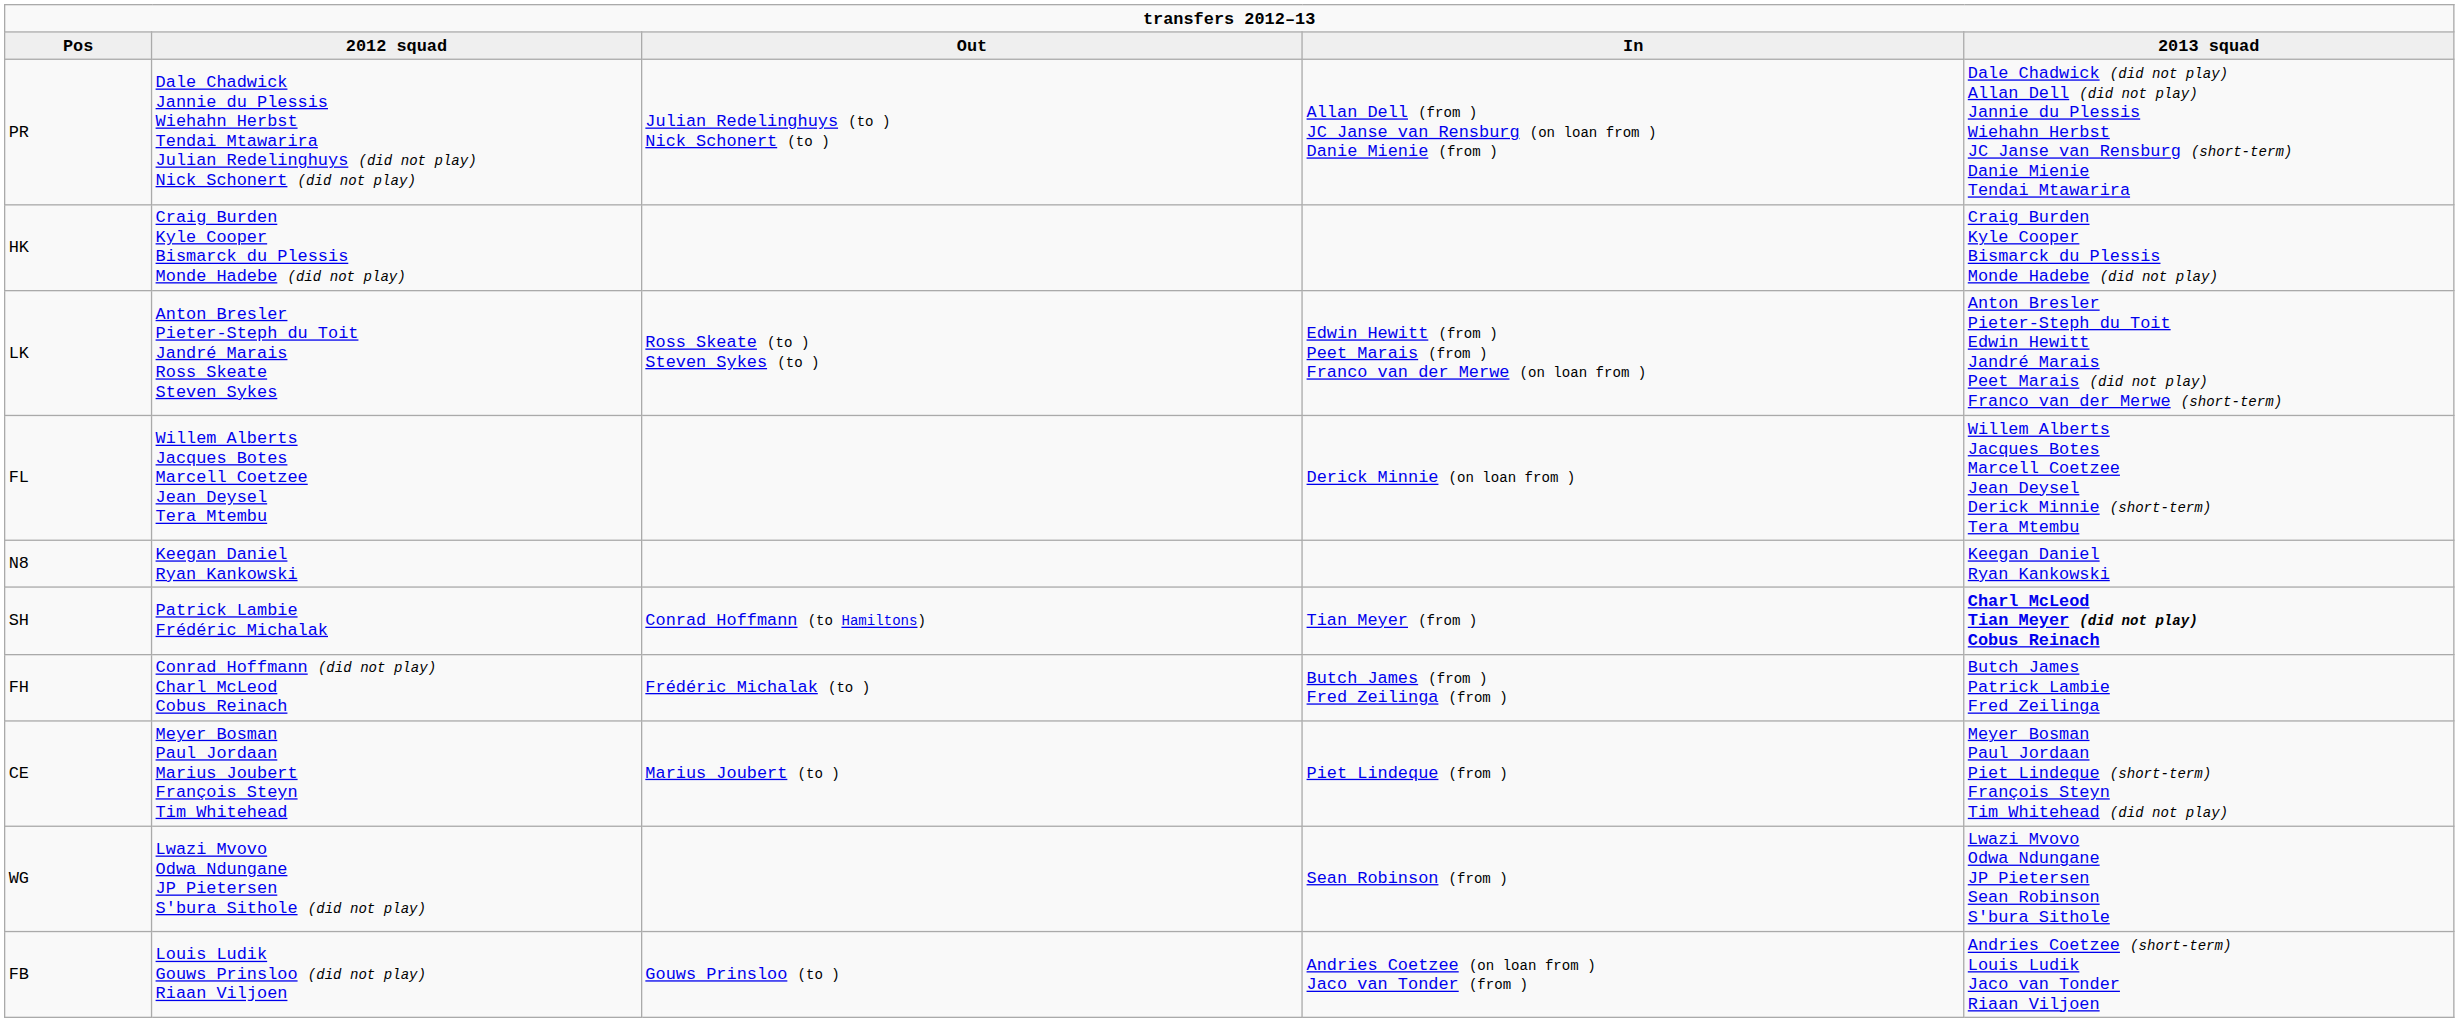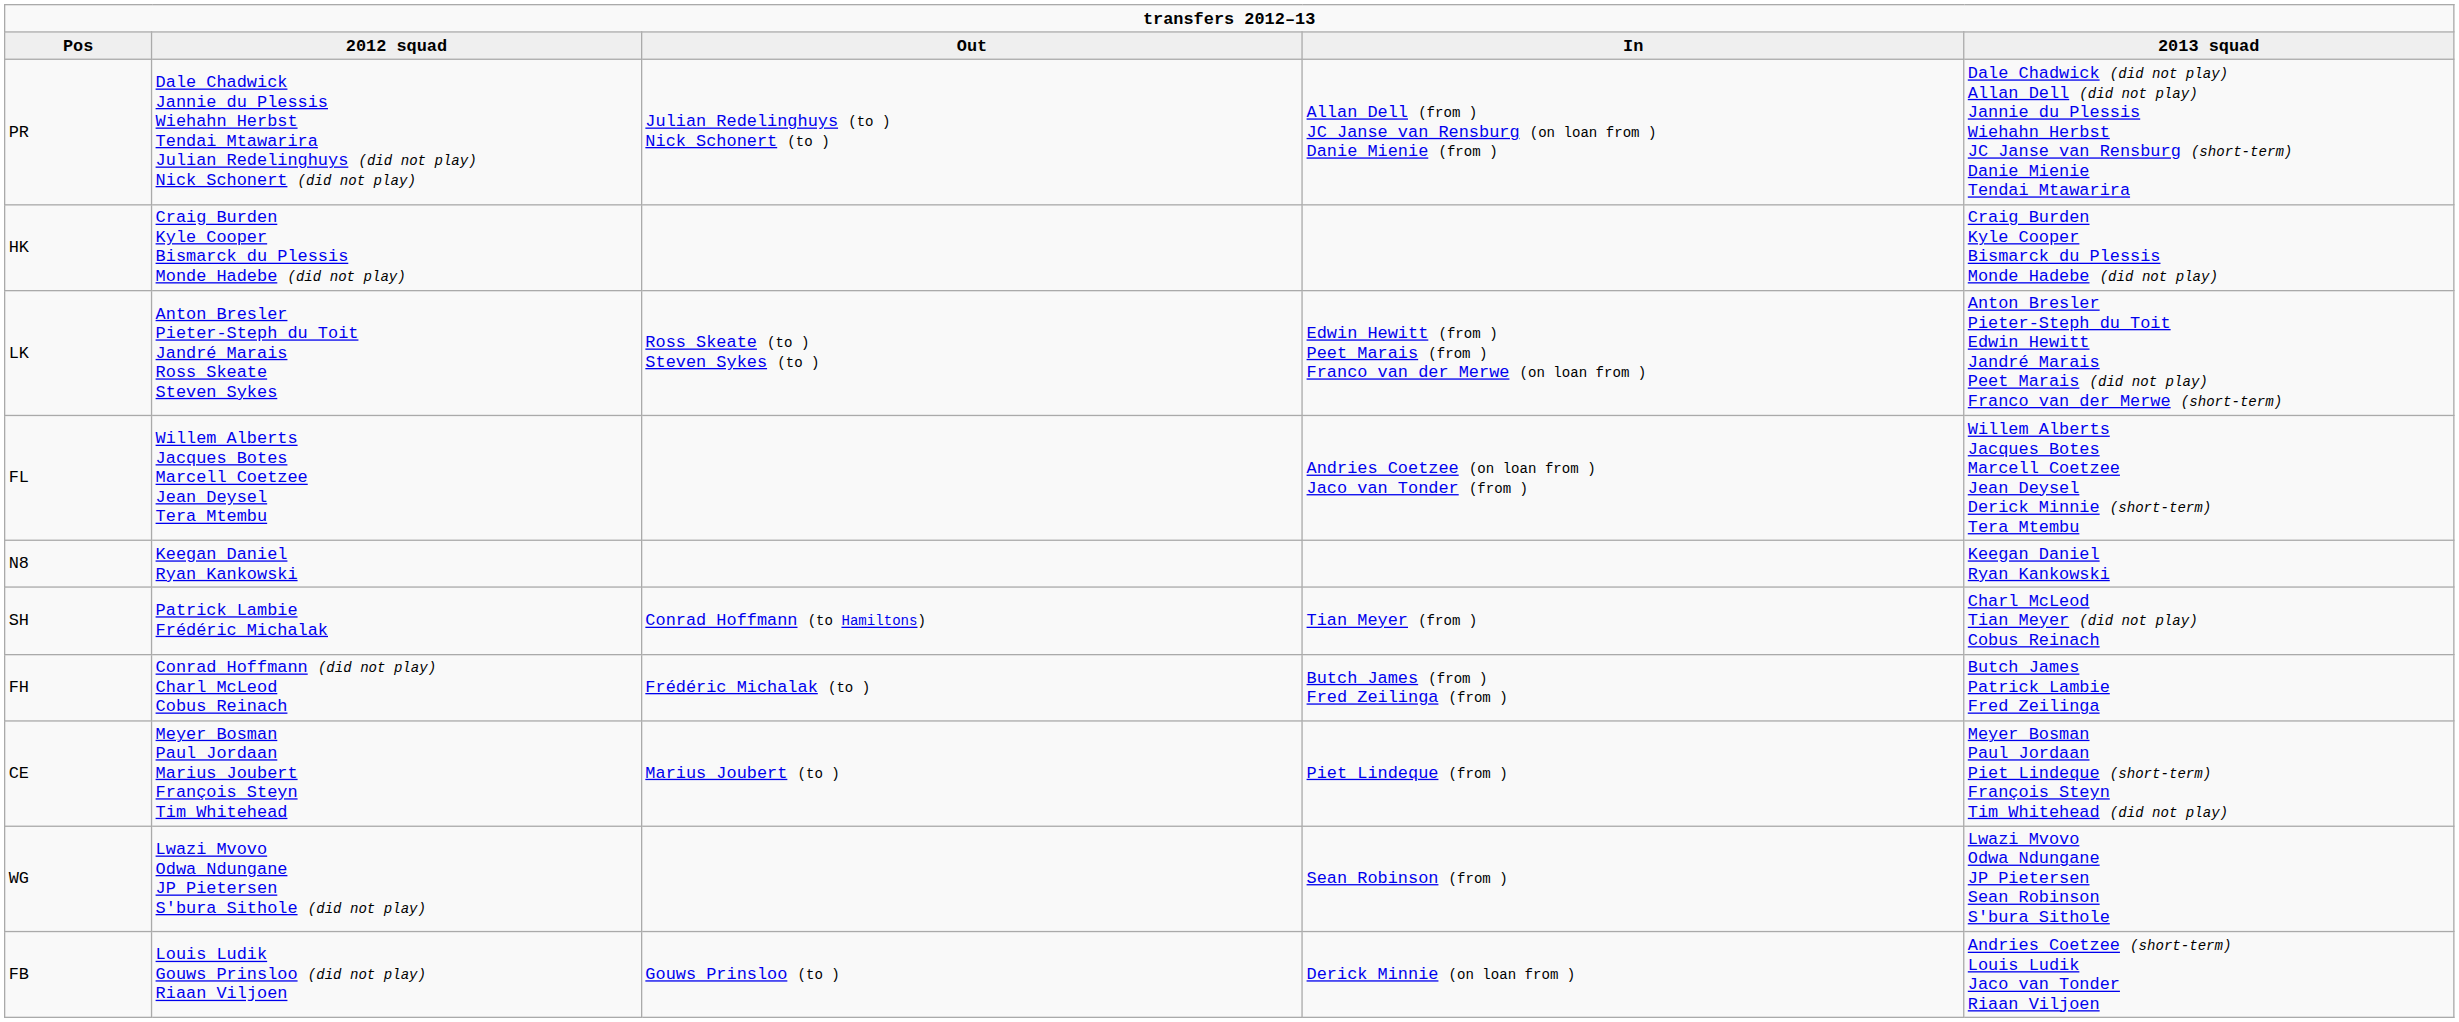(1441, 478) Derick Minnie (on loan from ) -> (1451, 478) Andries Coetzee (on loan from ) Jaco van Tonder (from )
(2083, 621) bold -> (2083, 621) normal
(1451, 975) Andries Coetzee (on loan from ) Jaco van Tonder (from ) -> (1441, 975) Derick Minnie (on loan from )
